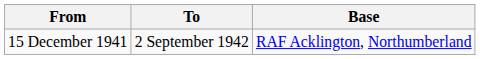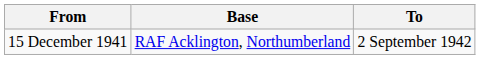columns swapped: (192, 16) <-> (364, 16)
